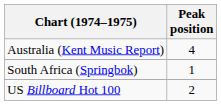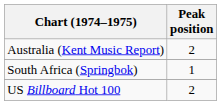(192, 49) 4 -> (192, 49) 2
